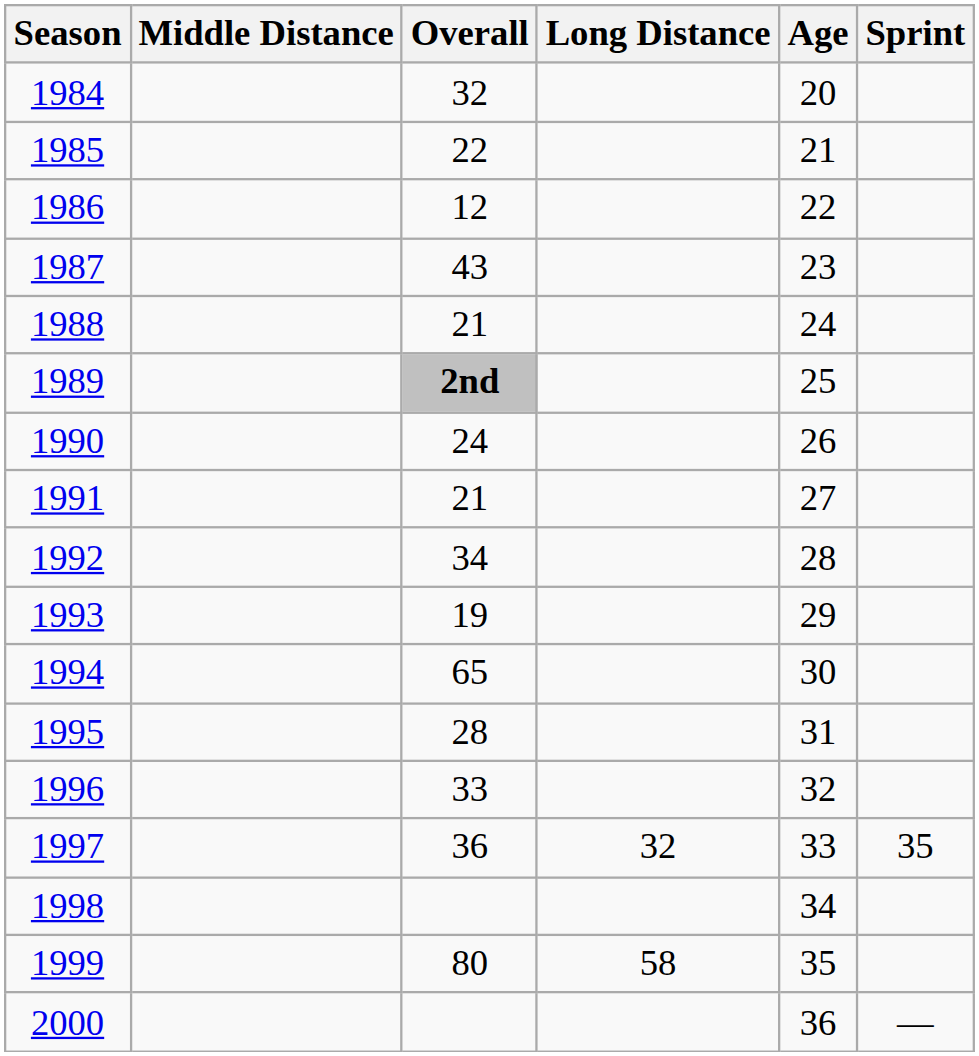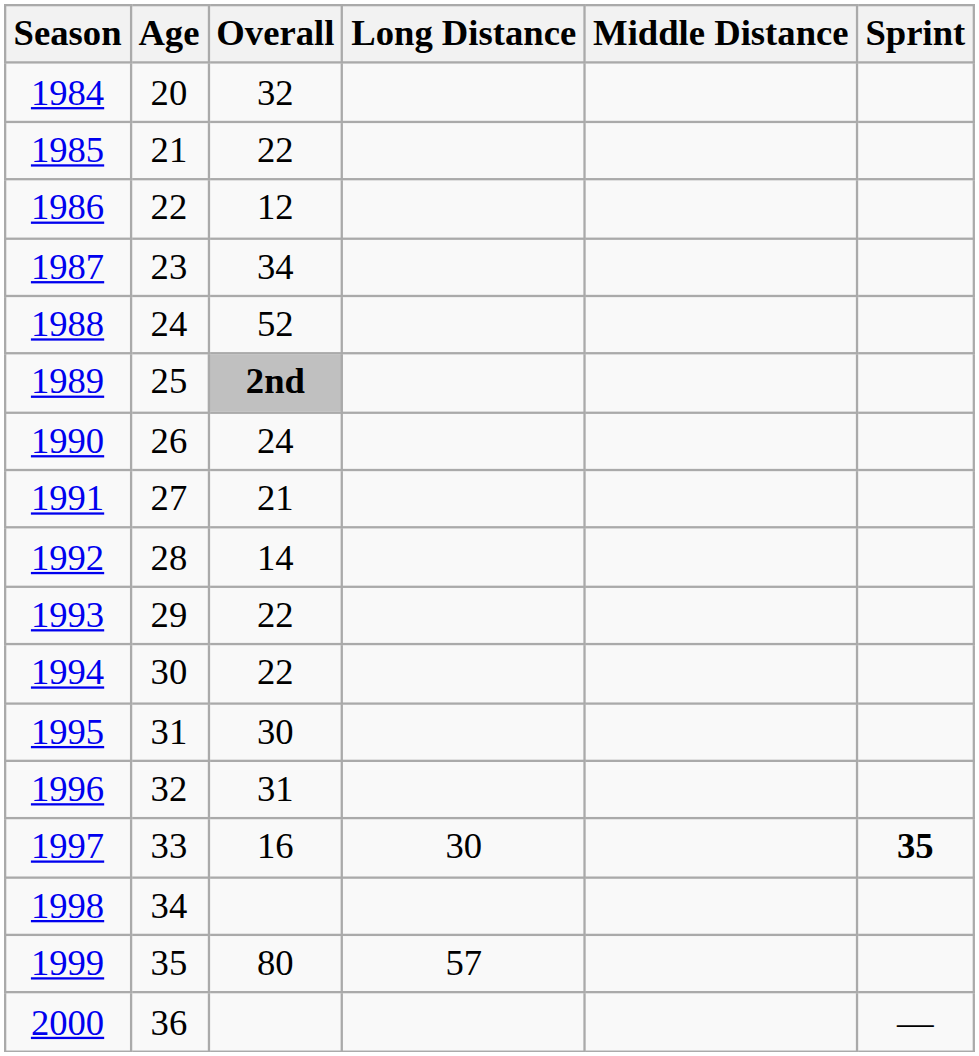columns swapped: (818, 33) <-> (266, 33)
(470, 265) 43 -> (275, 265) 34
(470, 324) 21 -> (275, 324) 52
(470, 556) 34 -> (275, 556) 14
(470, 614) 19 -> (275, 614) 22
(470, 672) 65 -> (275, 672) 22
(470, 730) 28 -> (275, 730) 30
(470, 788) 33 -> (275, 788) 31
(470, 847) 36 -> (275, 847) 16
(658, 847) 32 -> (464, 847) 30
(915, 847) normal -> (915, 847) bold
(658, 963) 58 -> (464, 963) 57
